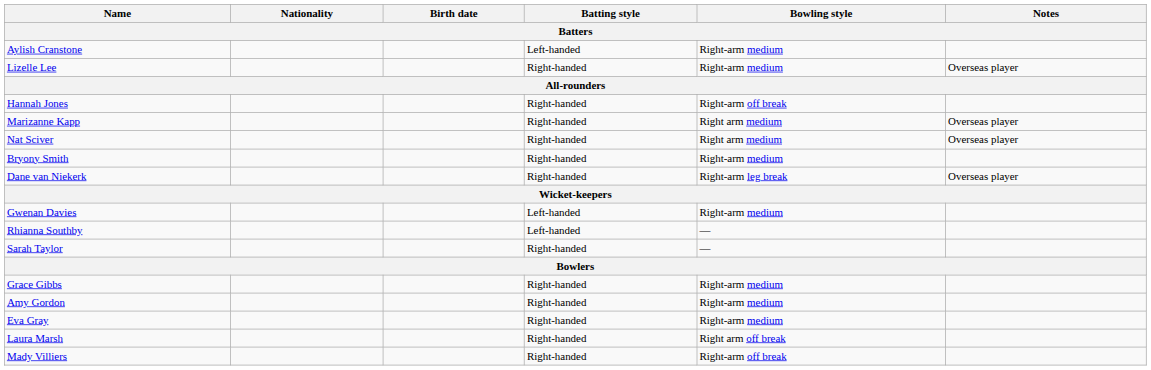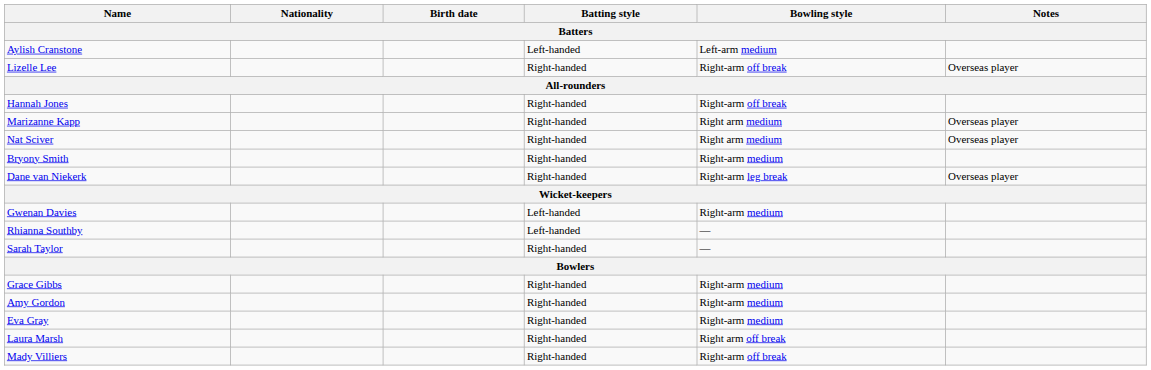(741, 49) Right-arm medium -> (738, 49) Left-arm medium
(741, 67) Right-arm medium -> (743, 67) Right-arm off break
